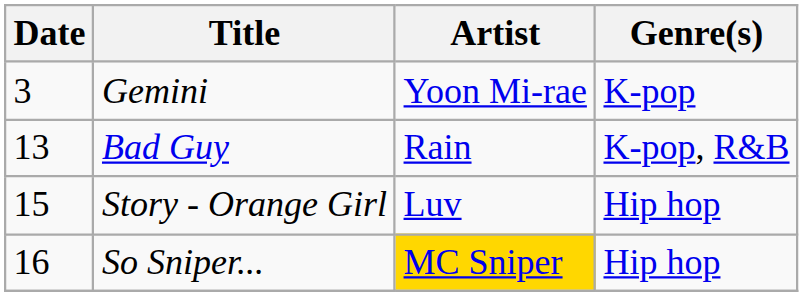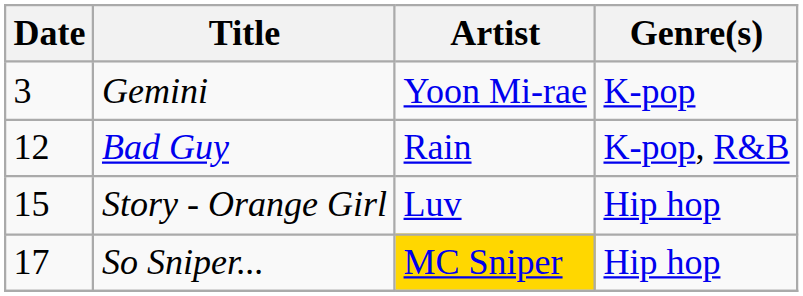(31, 147) 13 -> (31, 147) 12
(31, 261) 16 -> (31, 261) 17
